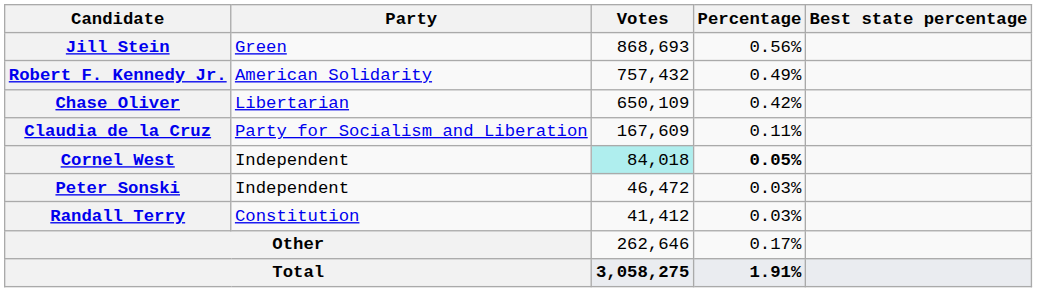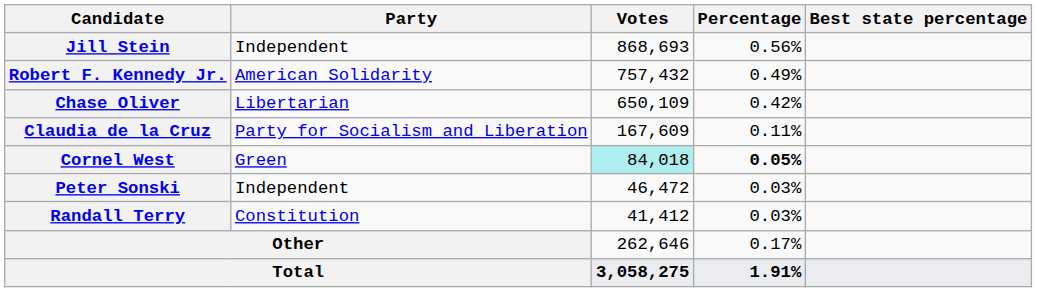(261, 47) Green -> (292, 47) Independent
(292, 160) Independent -> (261, 160) Green
